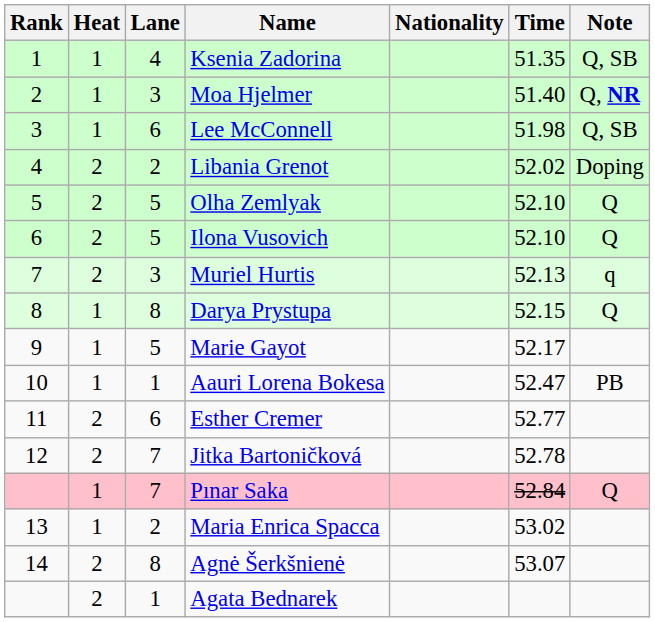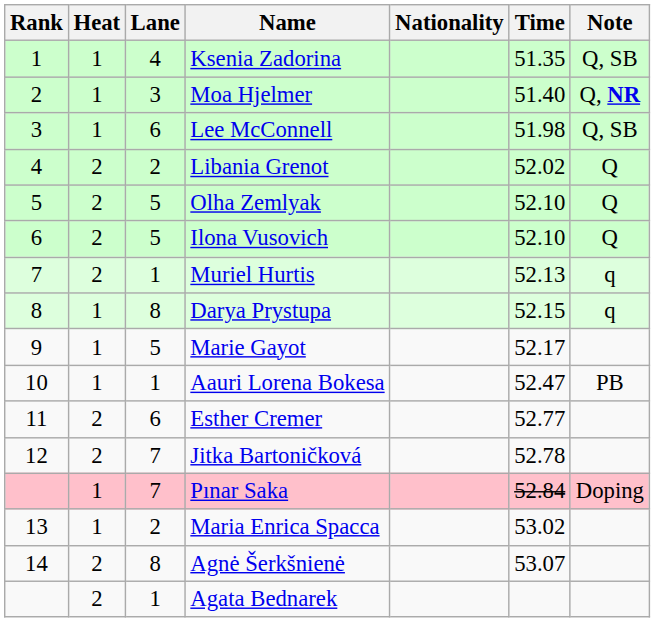(610, 166) Doping -> (610, 166) Q
(155, 274) 3 -> (155, 274) 1
(610, 310) Q -> (610, 310) q
(610, 490) Q -> (610, 490) Doping
